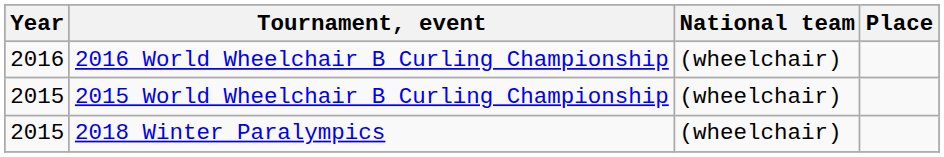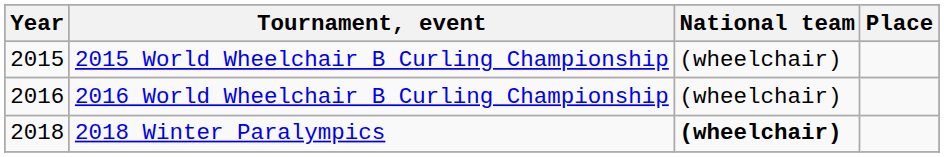rows swapped: (372, 97) <-> (372, 60)
(37, 133) 2015 -> (37, 133) 2018
(760, 133) normal -> (760, 133) bold
